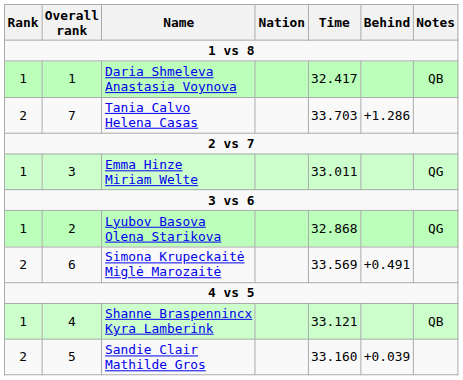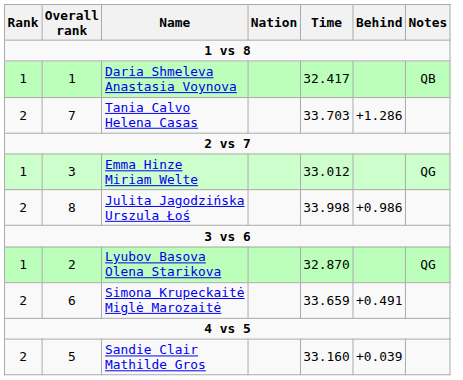(334, 172) 33.011 -> (327, 172) 33.012
+ row: (175, 208)
(334, 229) 32.868 -> (327, 264) 32.870
(334, 264) 33.569 -> (327, 300) 33.659
- row: (179, 321)
